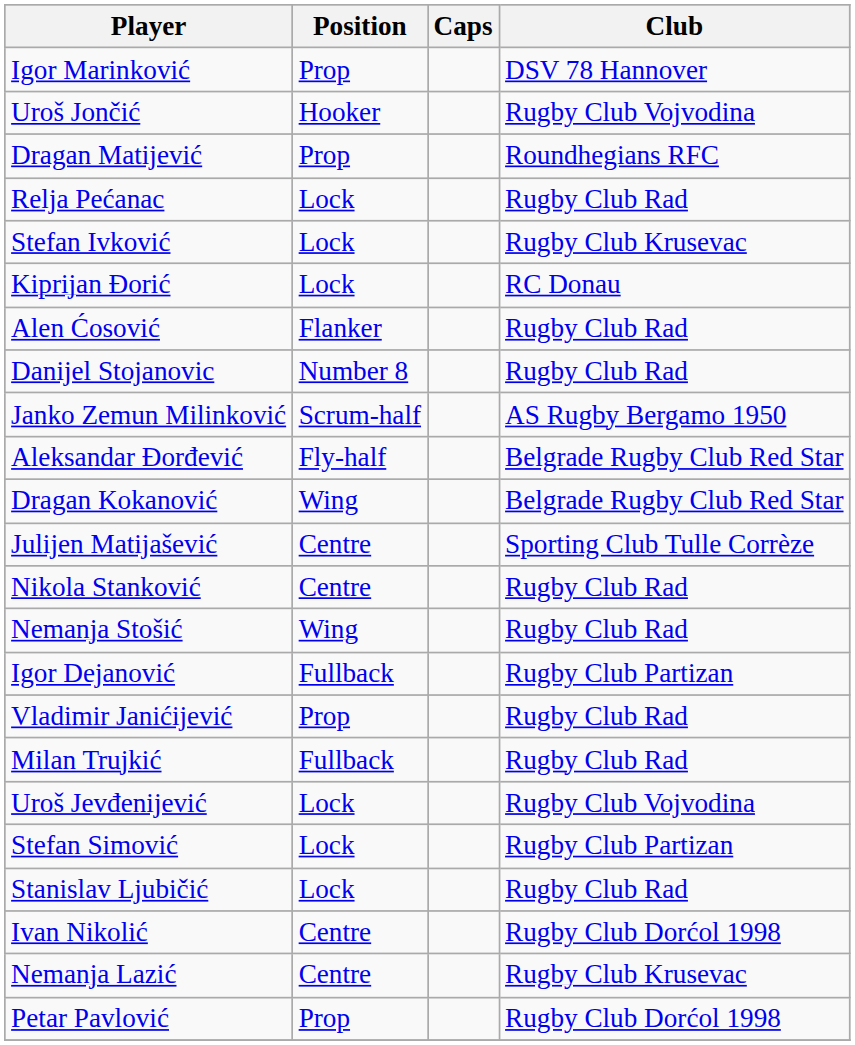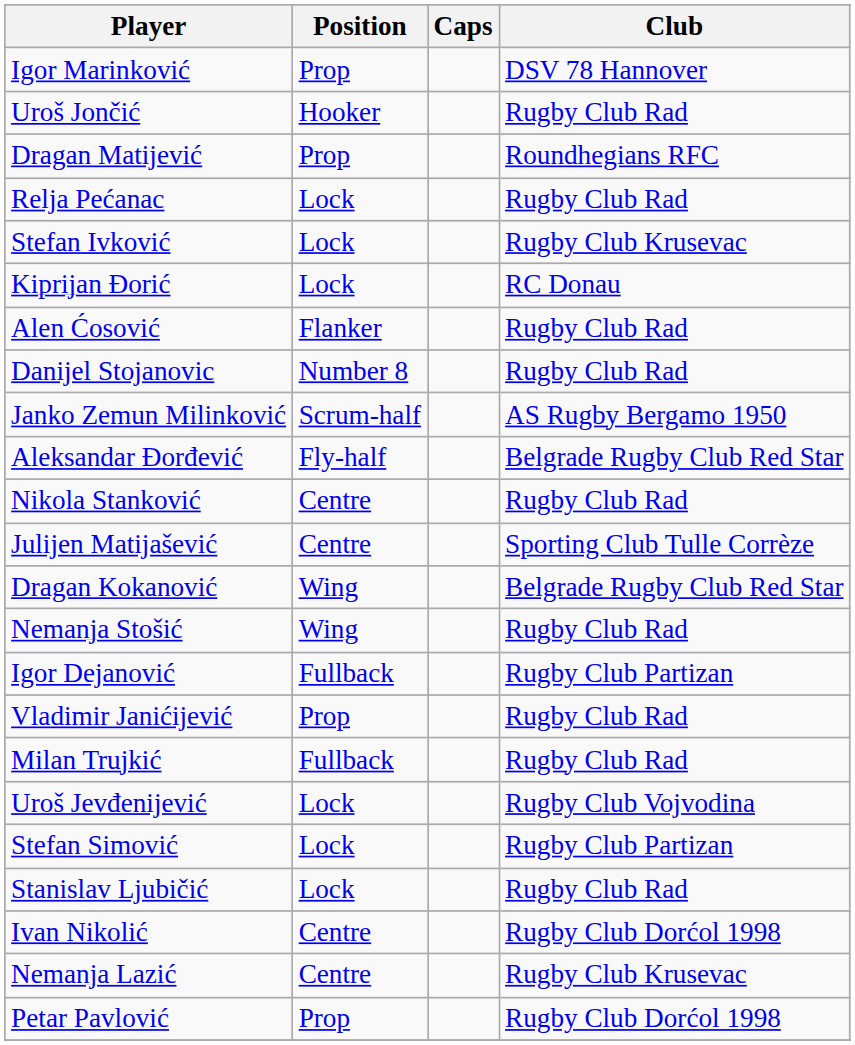(630, 112) Rugby Club Vojvodina -> (597, 112) Rugby Club Rad
rows swapped: (114, 500) <-> (106, 586)
